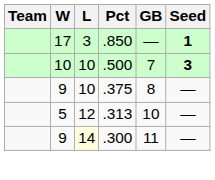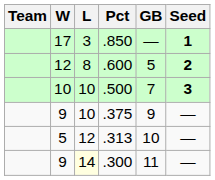+ row: (117, 65)
(151, 89) 8 -> (151, 114) 9
